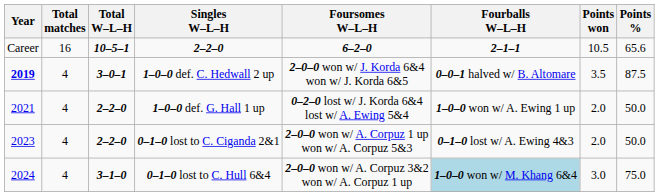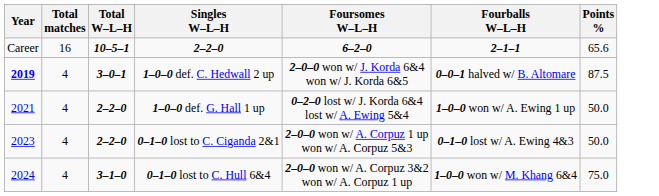- column: (598, 21)
(506, 175) lightblue background -> (506, 175) no background
